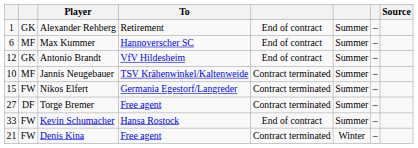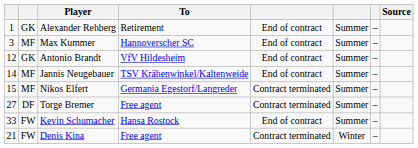(11, 43) 6 -> (11, 43) 3
(11, 74) 10 -> (11, 74) 14
(292, 74) Contract terminated -> (292, 74) End of contract
(28, 89) FW -> (28, 89) MF
